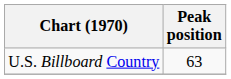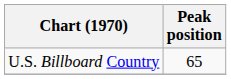(194, 61) 63 -> (194, 61) 65
